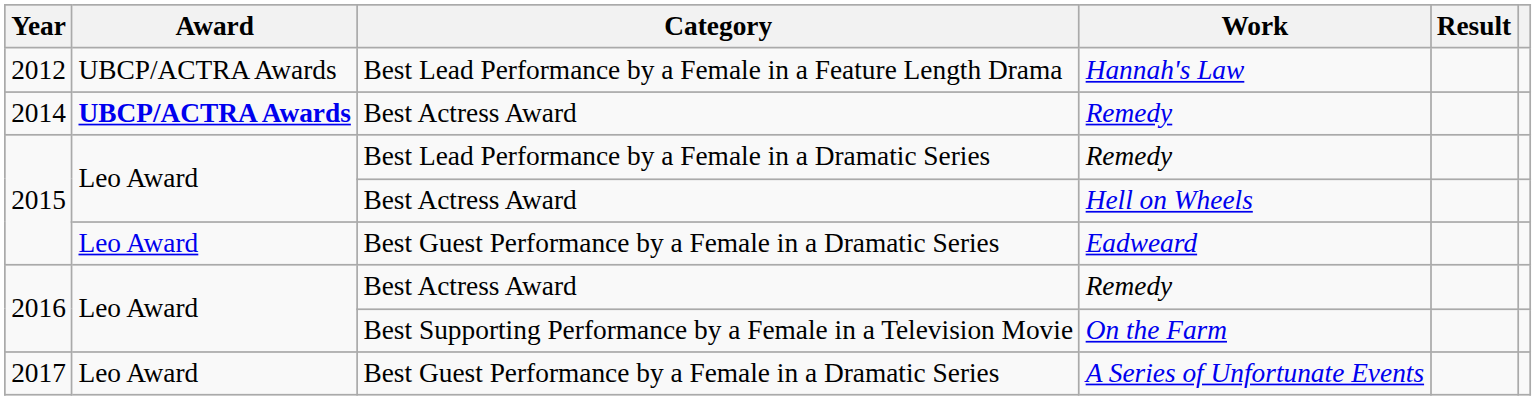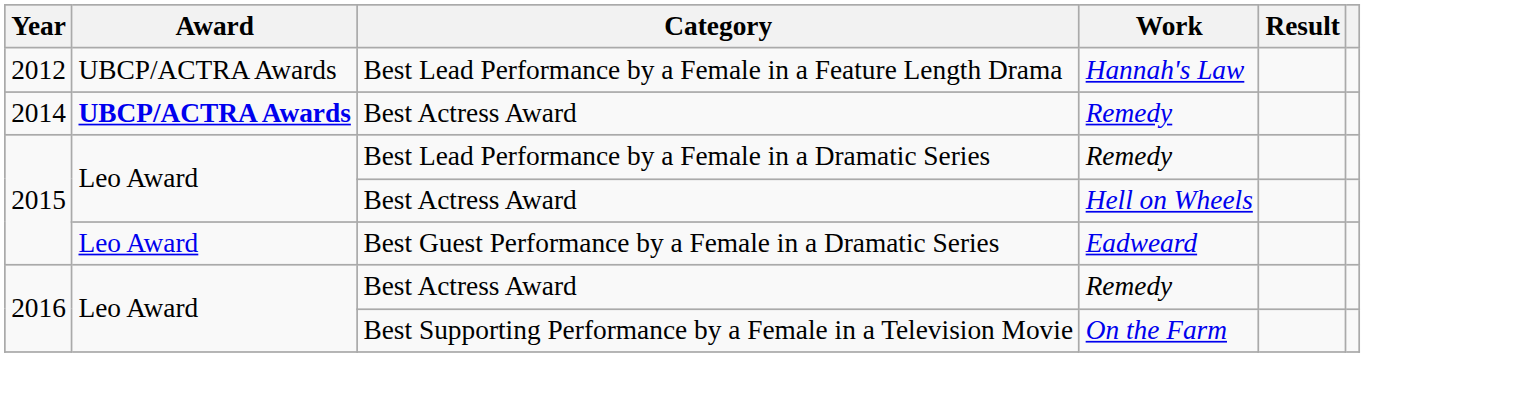- row: (39, 373)
